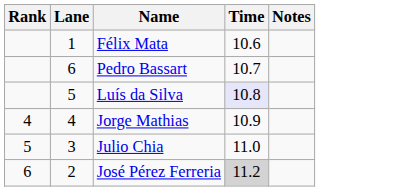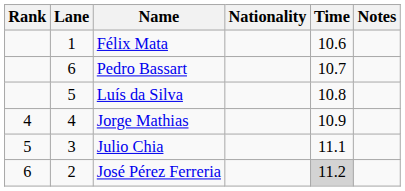+ column: (267, 17)
(246, 95) lavender background -> (332, 95) no background
(246, 146) 11.0 -> (332, 146) 11.1
